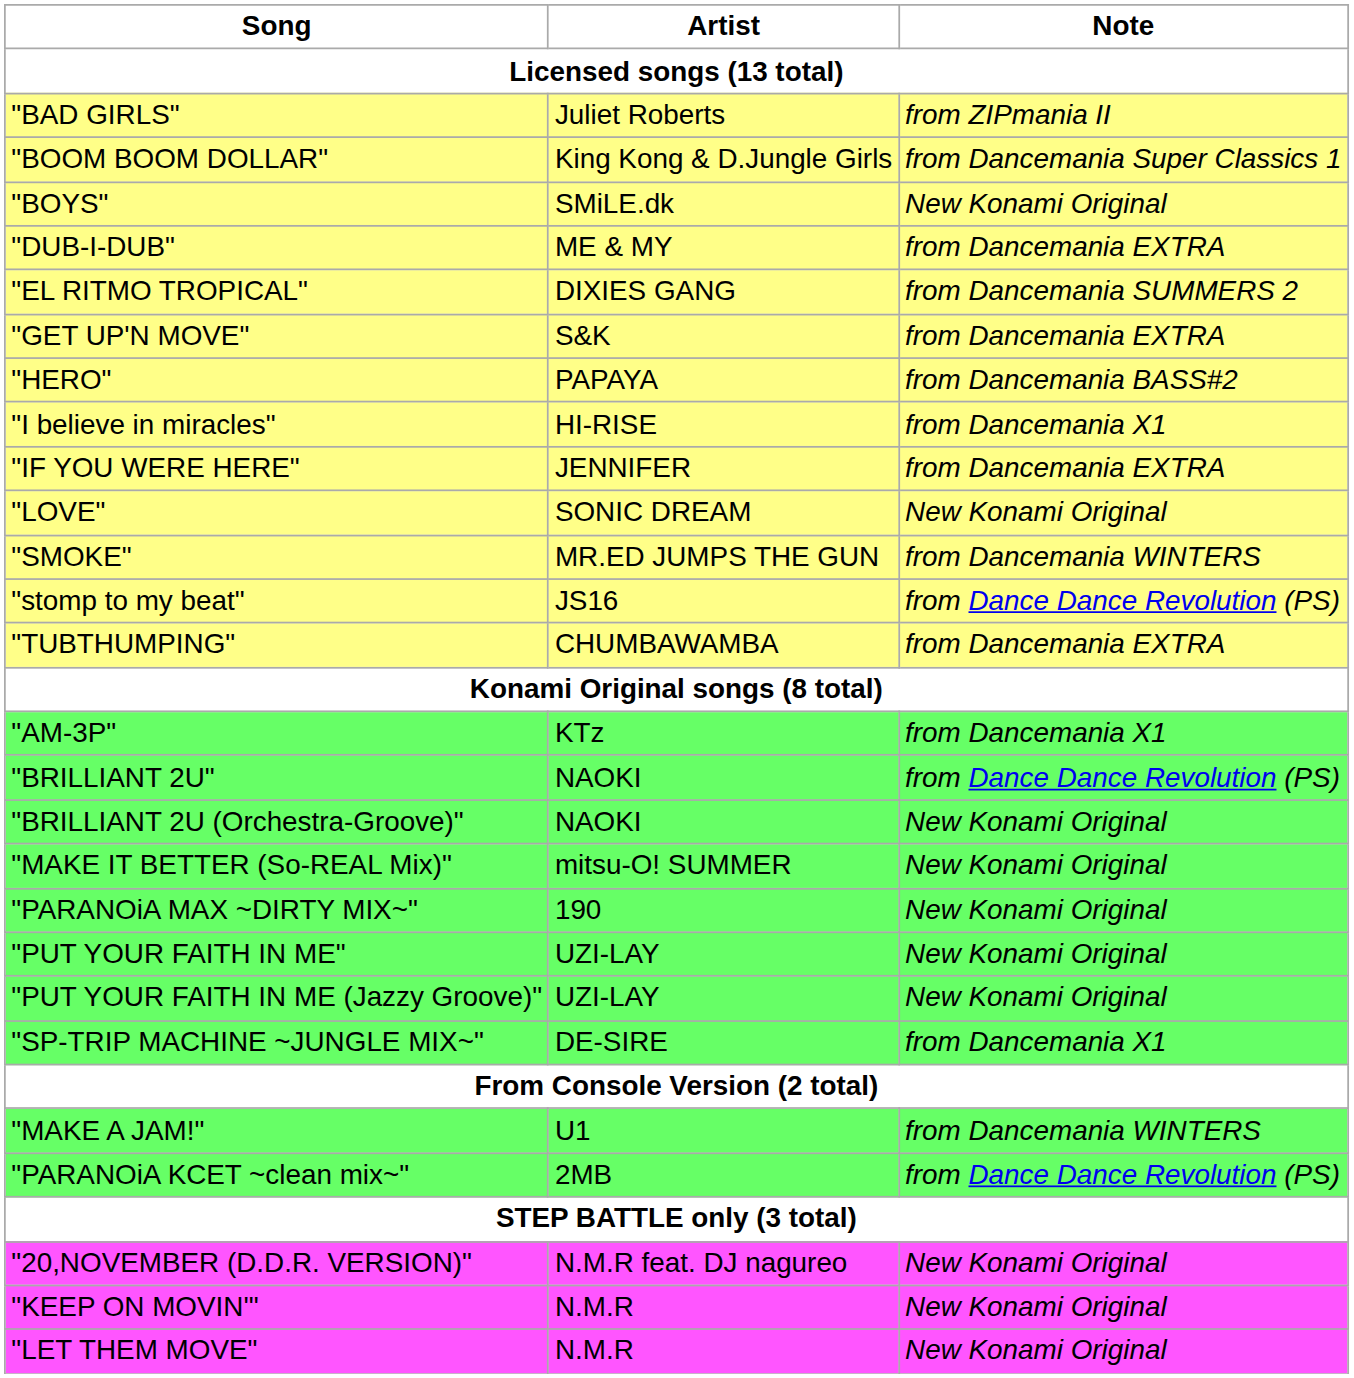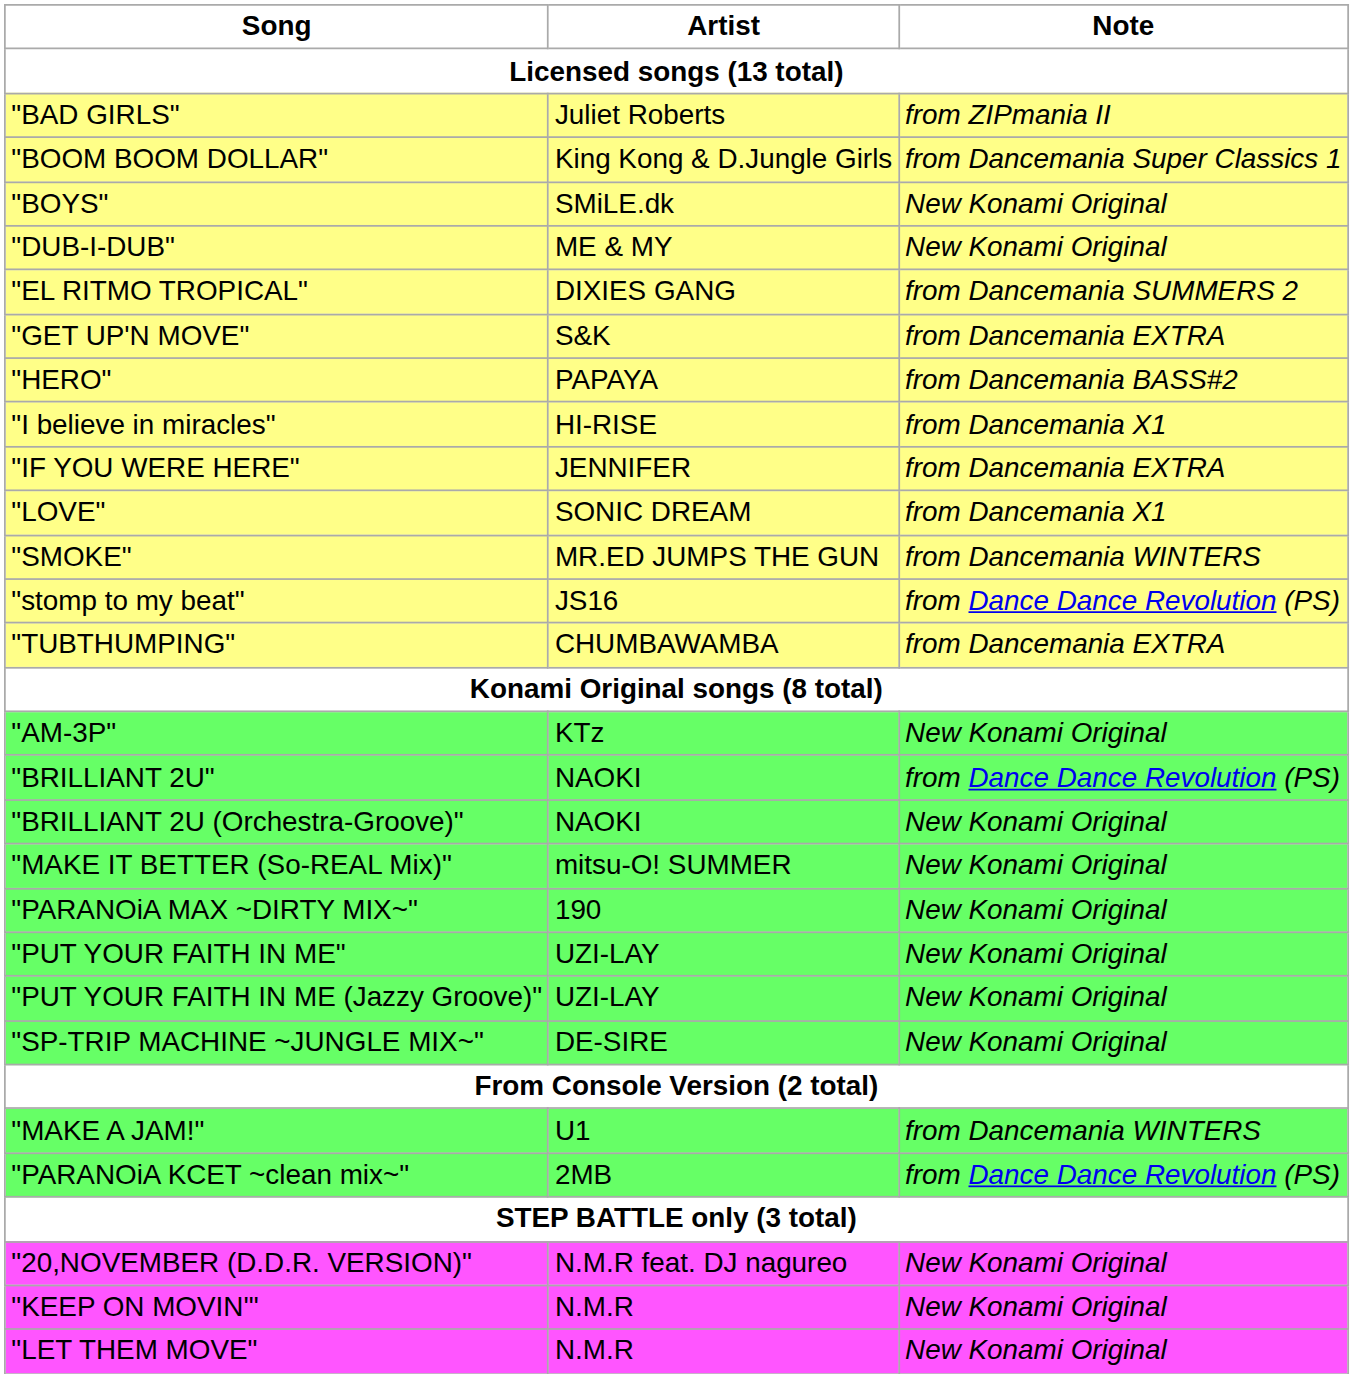(1065, 247) from Dancemania EXTRA -> (1036, 247) New Konami Original
(1036, 512) New Konami Original -> (1036, 512) from Dancemania X1
(1036, 733) from Dancemania X1 -> (1036, 733) New Konami Original
(1036, 1042) from Dancemania X1 -> (1036, 1042) New Konami Original
